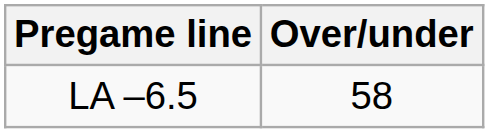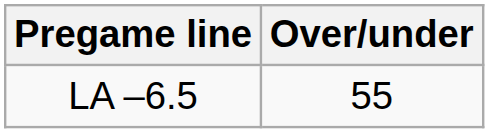(372, 95) 58 -> (372, 95) 55
